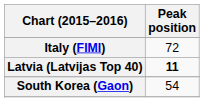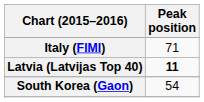(172, 47) 72 -> (172, 47) 71
